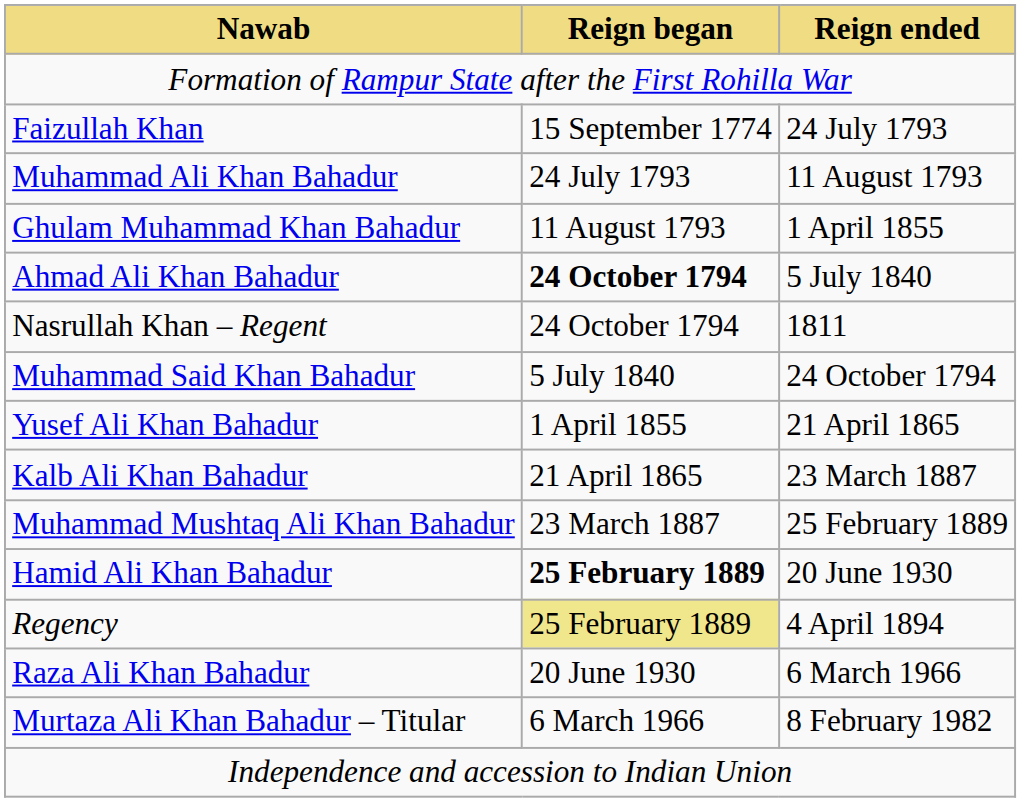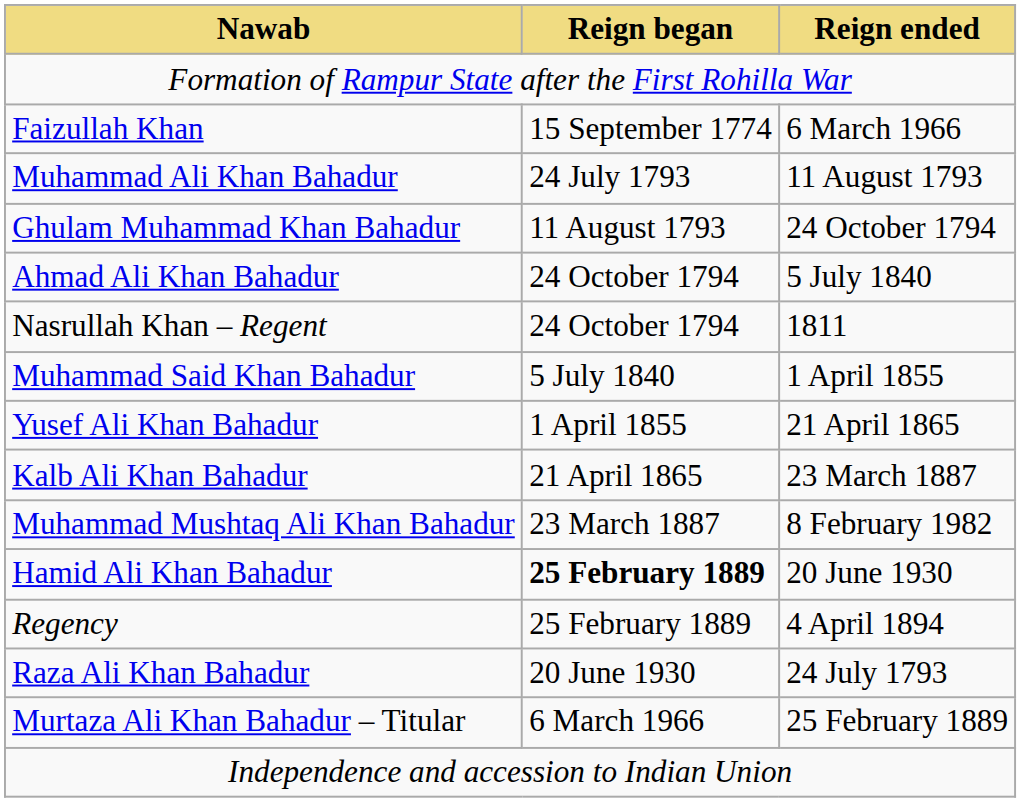(867, 128) 24 July 1793 -> (874, 128) 6 March 1966
(865, 227) 1 April 1855 -> (891, 227) 24 October 1794
(638, 276) bold -> (634, 276) normal
(891, 375) 24 October 1794 -> (865, 375) 1 April 1855
(897, 524) 25 February 1889 -> (889, 524) 8 February 1982
(640, 623) khaki background -> (640, 623) no background
(874, 672) 6 March 1966 -> (867, 672) 24 July 1793
(889, 721) 8 February 1982 -> (897, 721) 25 February 1889
